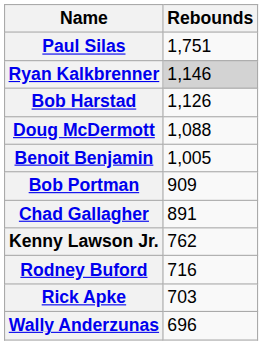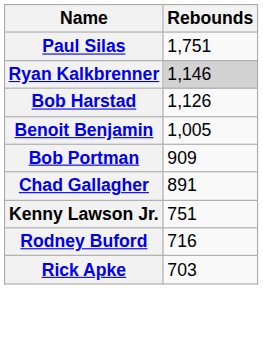- row: (84, 130)
(182, 241) 762 -> (182, 213) 751
- row: (84, 325)
